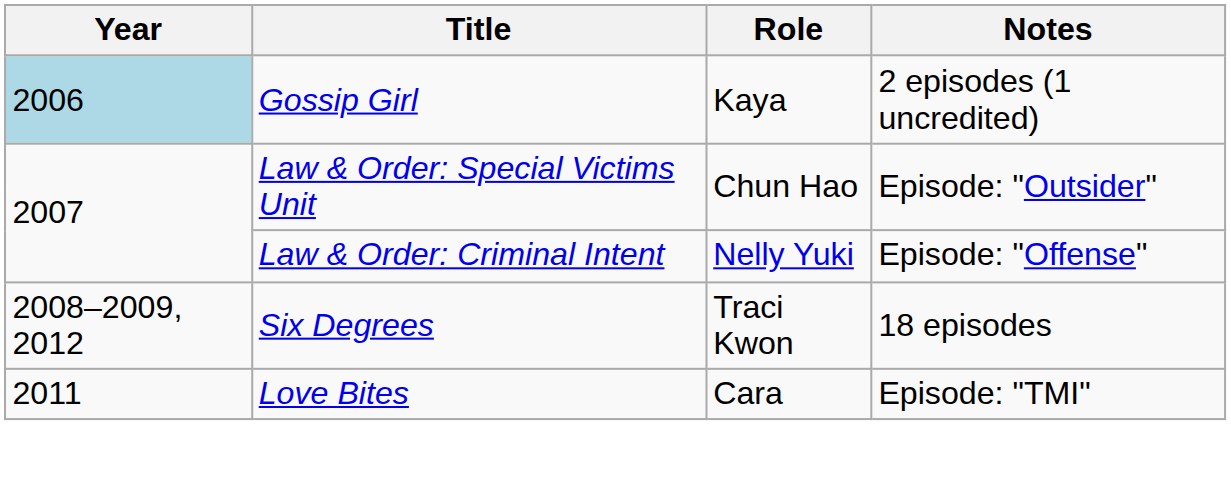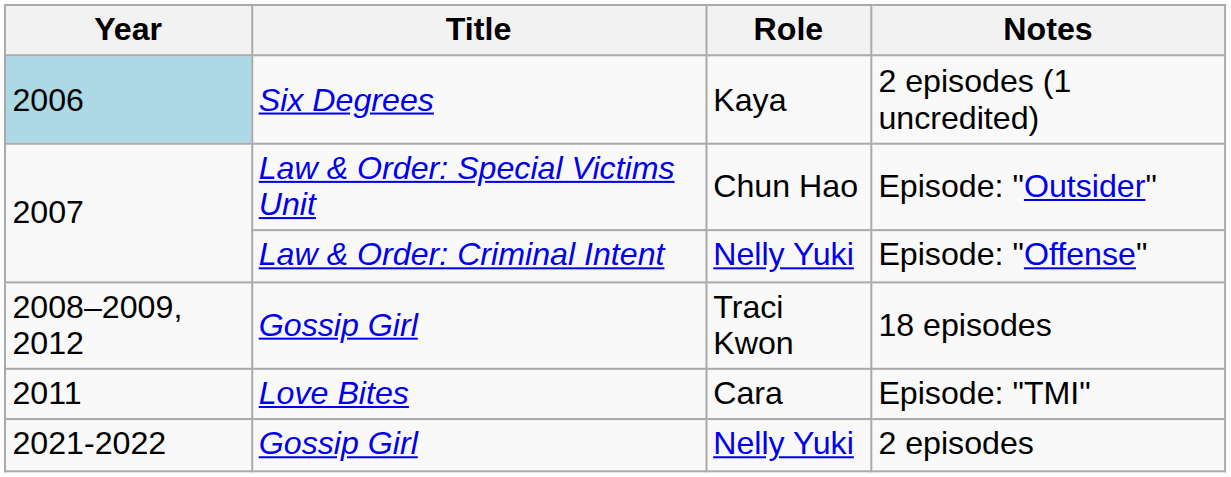(338, 99) Gossip Girl -> (346, 99) Six Degrees
(346, 324) Six Degrees -> (338, 324) Gossip Girl
+ row: (956, 444)
